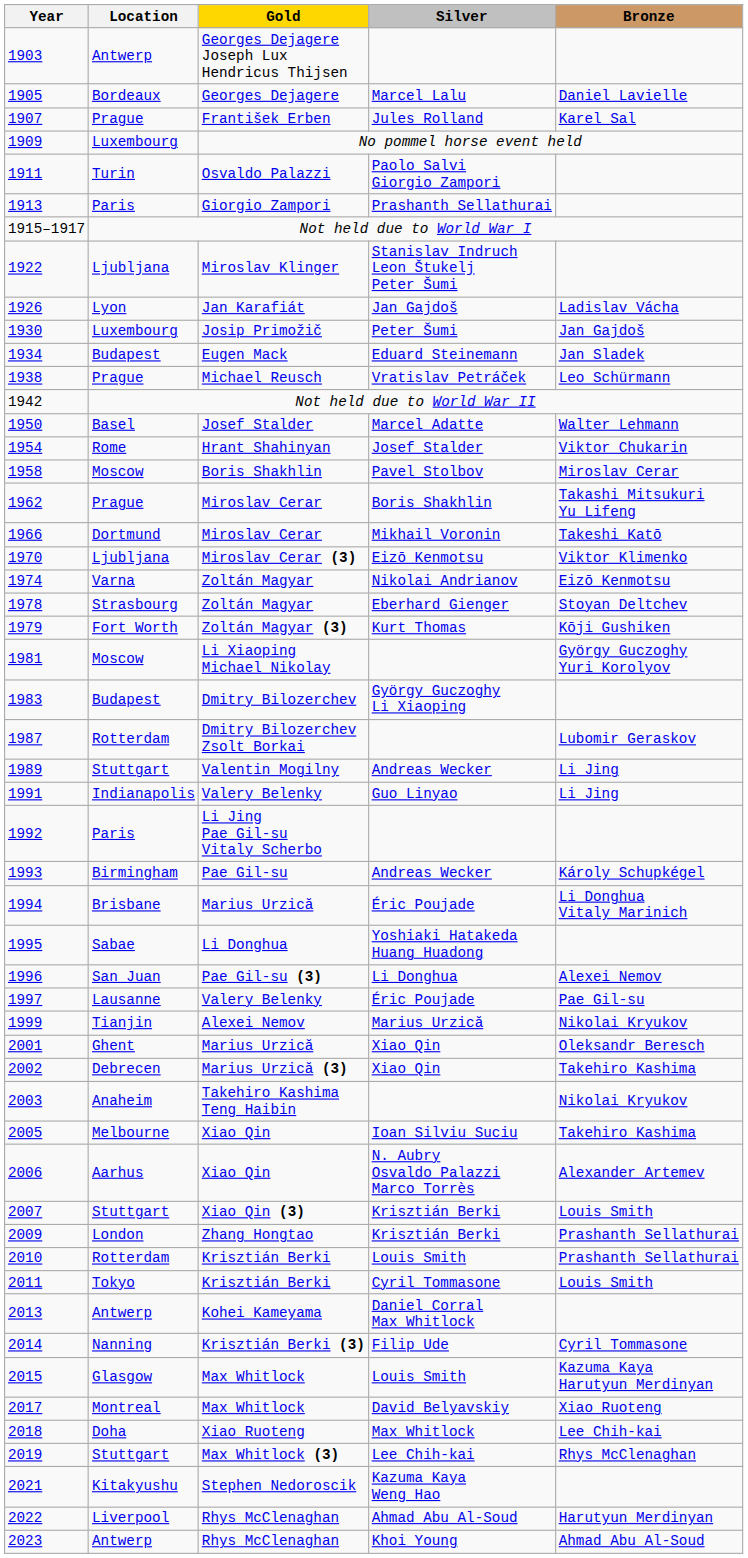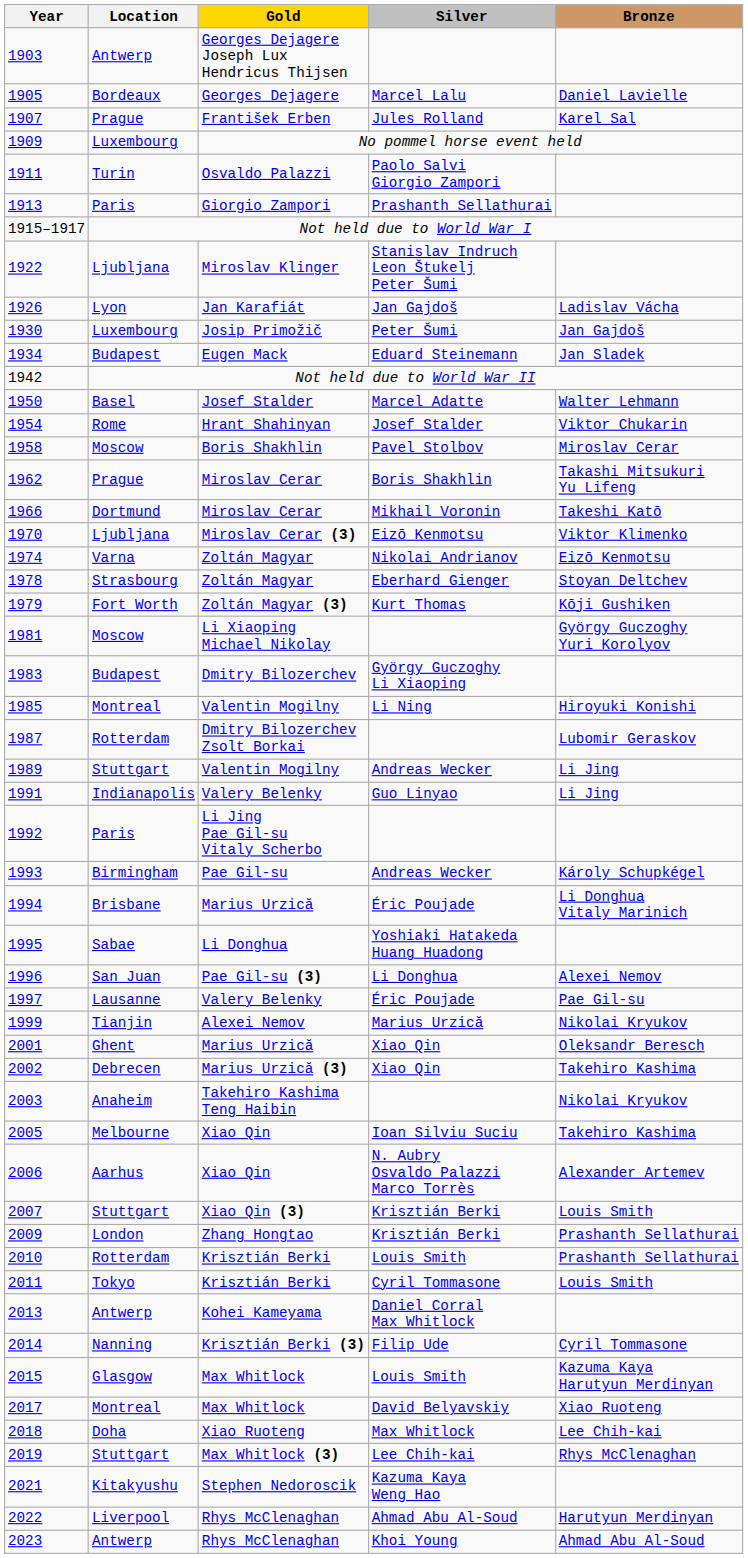- row: (25, 378)
+ row: (25, 708)
